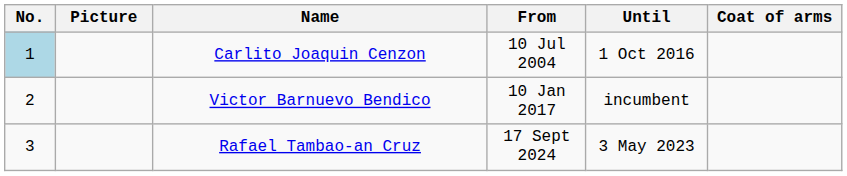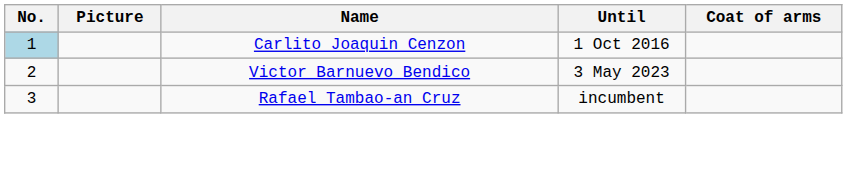- column: (537, 18)
(647, 100) incumbent -> (622, 72) 3 May 2023
(647, 147) 3 May 2023 -> (622, 99) incumbent
